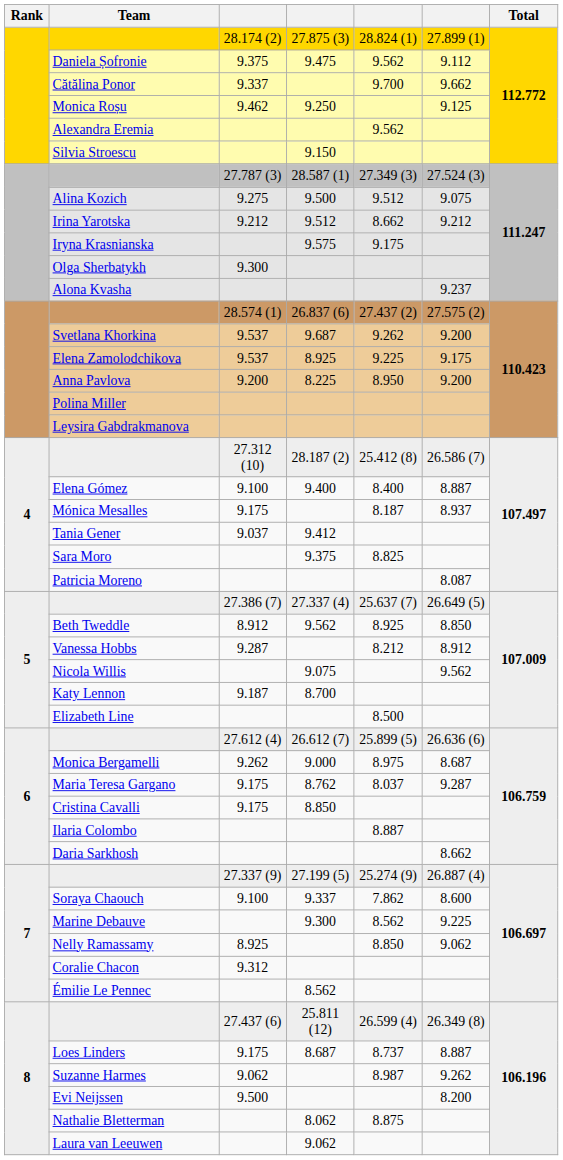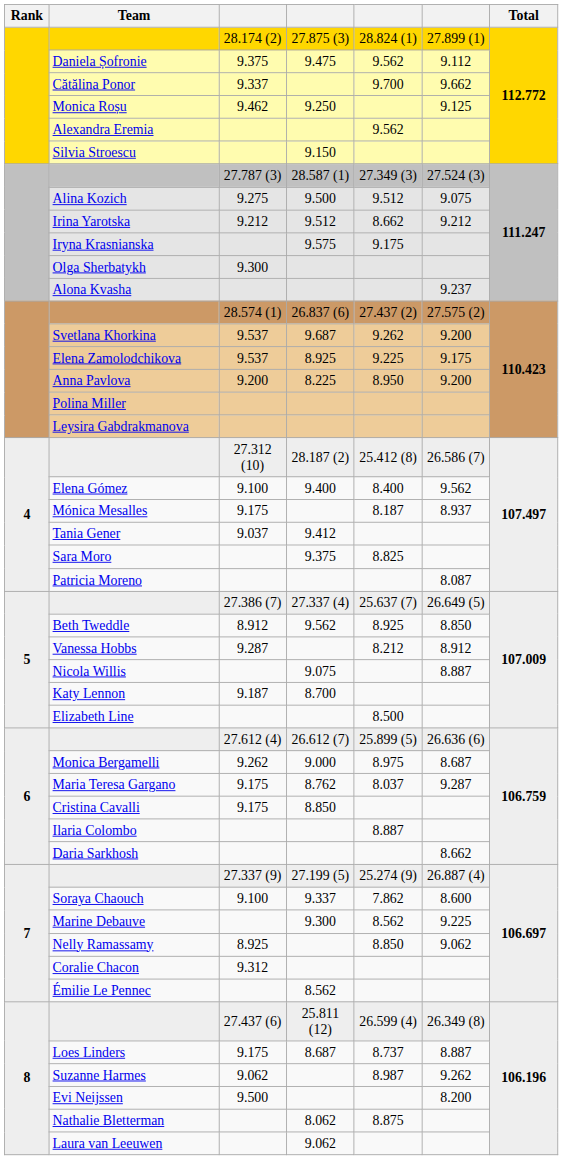(456, 488) 8.887 -> (456, 488) 9.562
(456, 671) 9.562 -> (456, 671) 8.887
